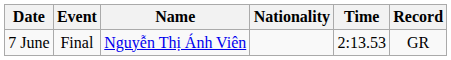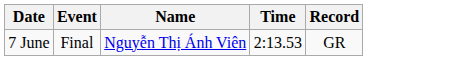- column: (292, 17)
